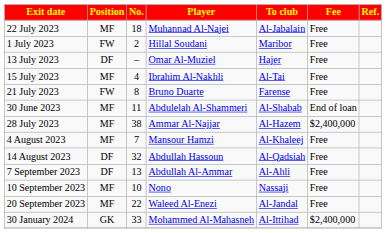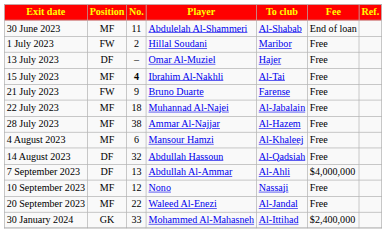rows swapped: (34, 108) <-> (33, 28)
(136, 76) normal -> (136, 76) bold
(136, 92) 8 -> (136, 92) 9
(333, 124) $2,400,000 -> (319, 124) Free
(136, 140) 7 -> (136, 140) 6
(319, 172) Free -> (333, 172) $4,000,000
(136, 188) 10 -> (136, 188) 12
